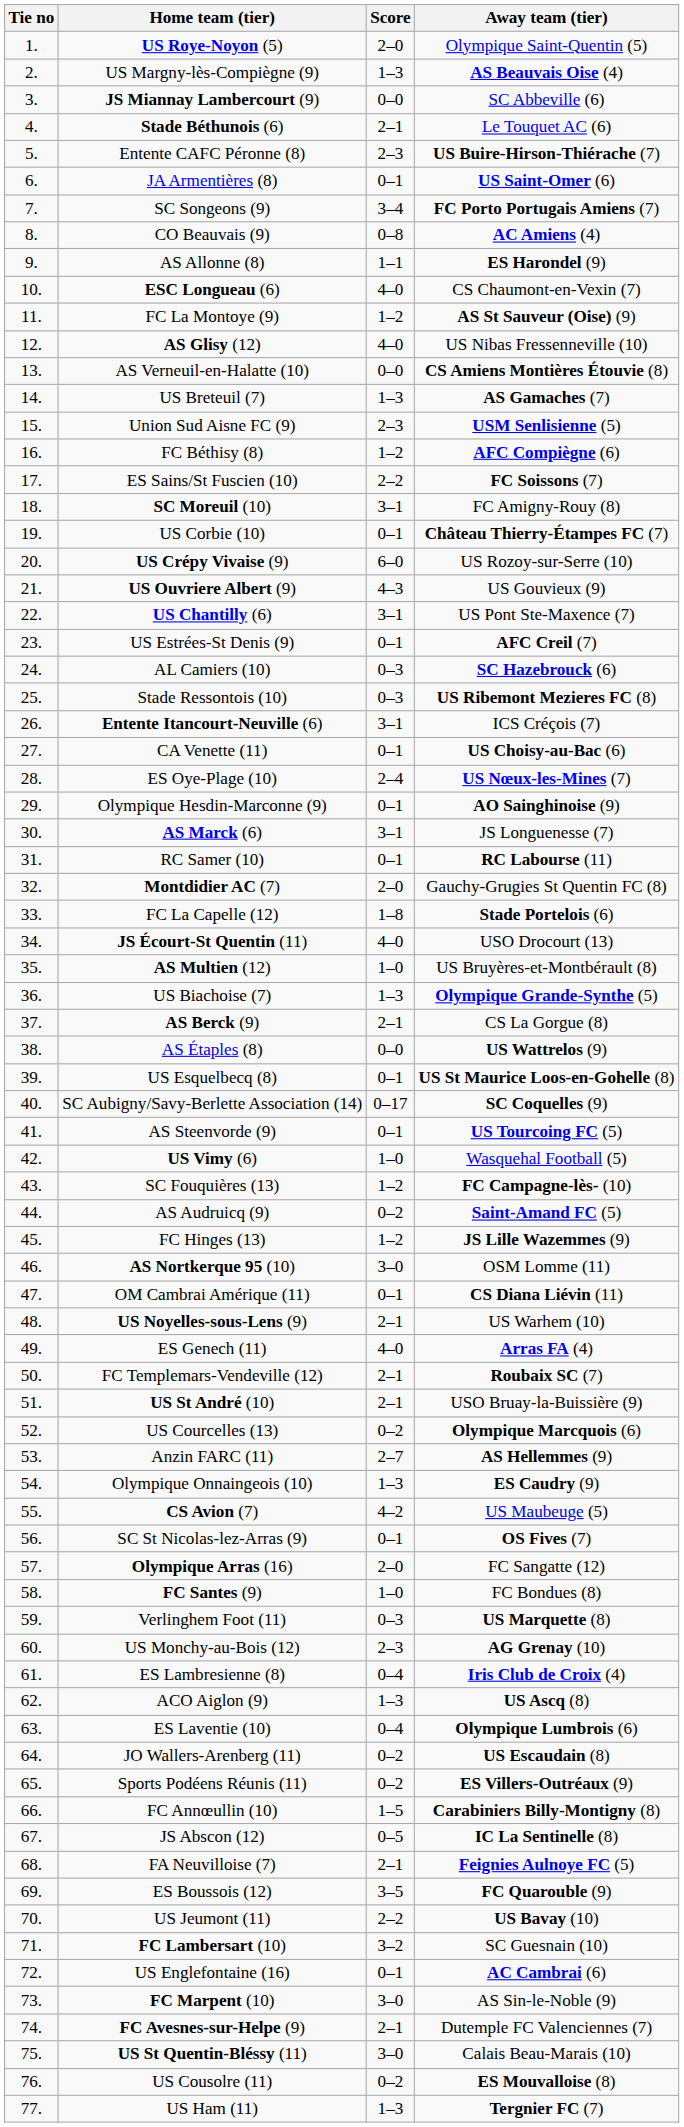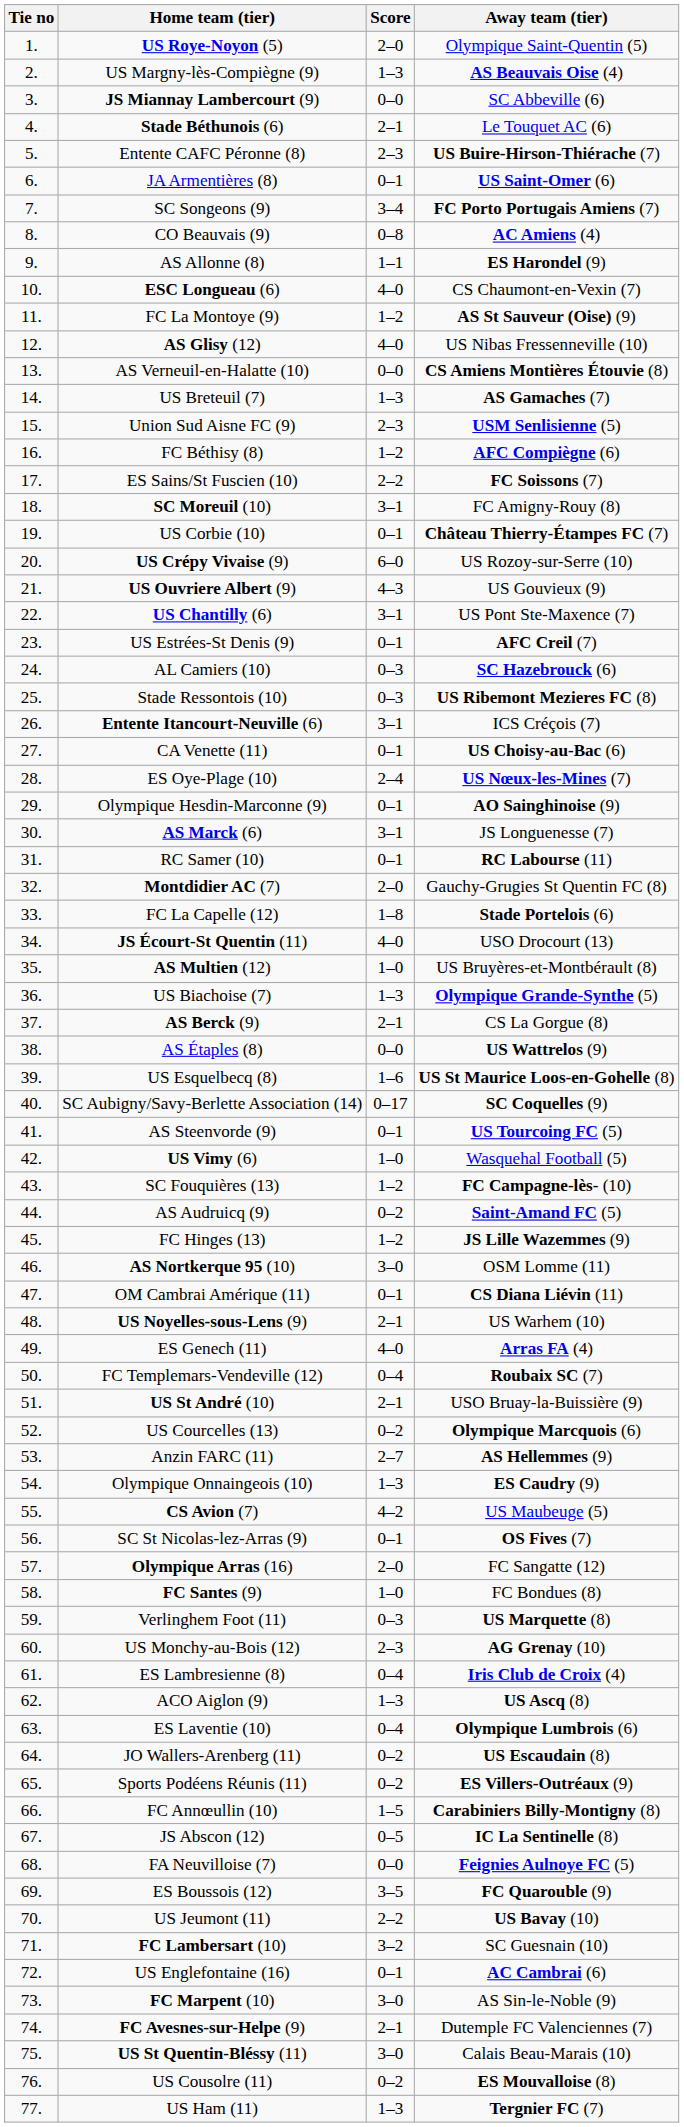(390, 1076) 0–1 -> (390, 1076) 1–6
(390, 1375) 2–1 -> (390, 1375) 0–4
(390, 1864) 2–1 -> (390, 1864) 0–0
